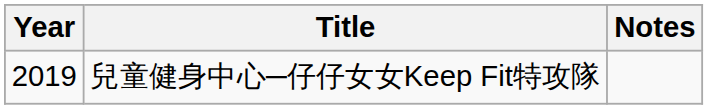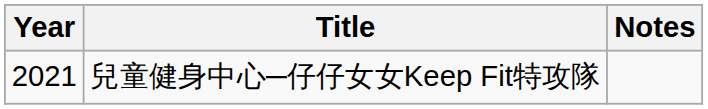(44, 76) 2019 -> (44, 76) 2021
